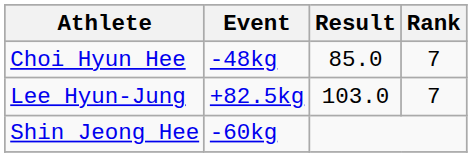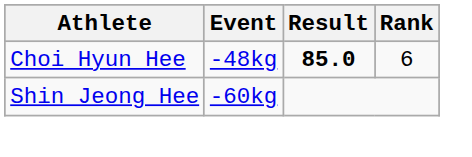(356, 60) normal -> (329, 60) bold
(434, 60) 7 -> (407, 60) 6
- row: (98, 97)
